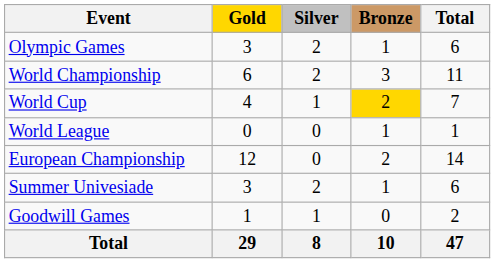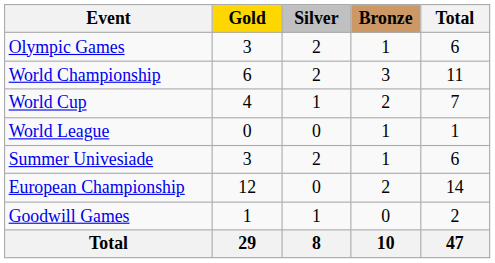(386, 103) gold background -> (386, 103) no background
rows swapped: (97, 159) <-> (81, 187)
